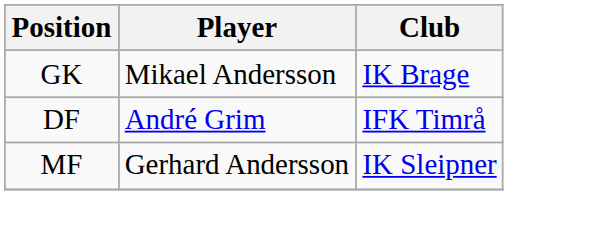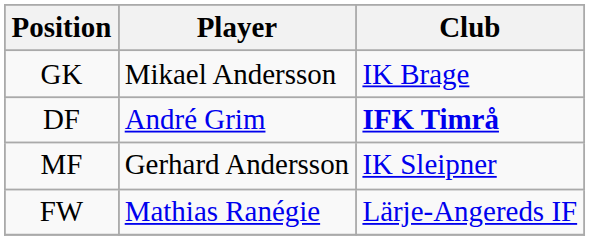(424, 119) normal -> (431, 119) bold
+ row: (61, 211)
